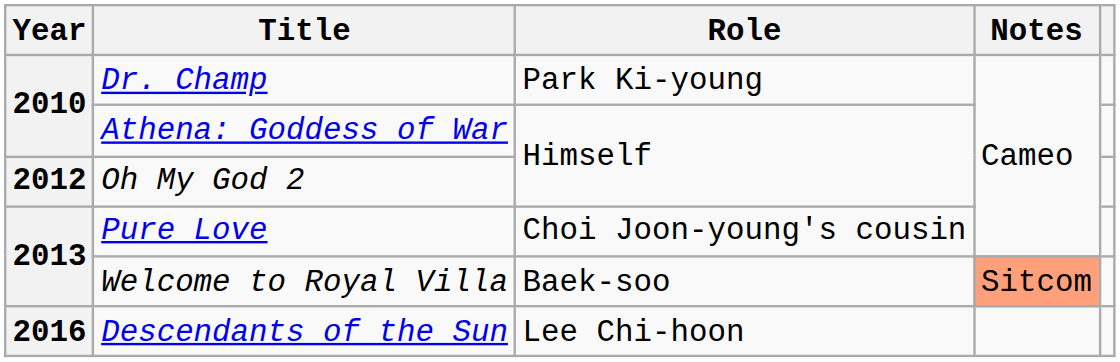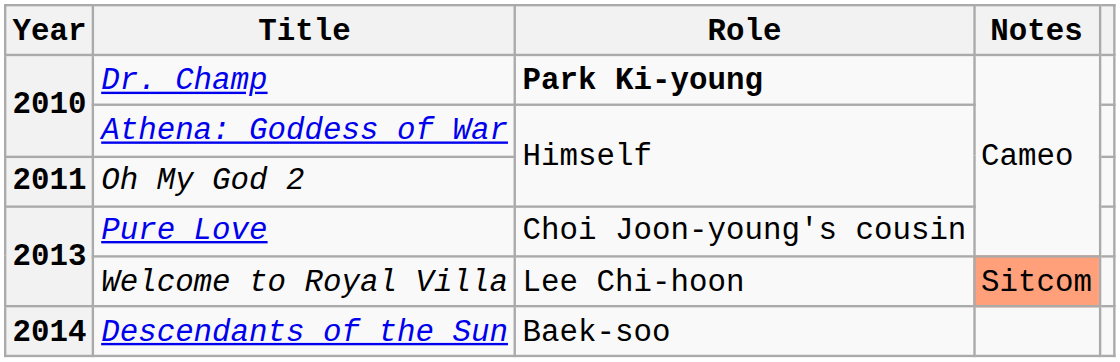(643, 81) normal -> (643, 81) bold
(50, 181) 2012 -> (50, 181) 2011
(597, 281) Baek-soo -> (634, 281) Lee Chi-hoon
(50, 332) 2016 -> (50, 332) 2014
(634, 332) Lee Chi-hoon -> (597, 332) Baek-soo
